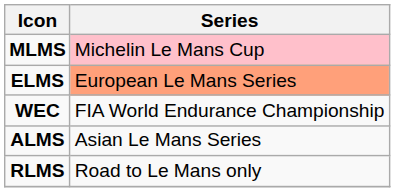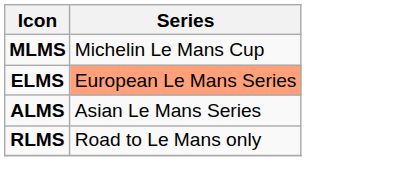(170, 50) pink background -> (170, 50) no background
- row: (37, 110)
